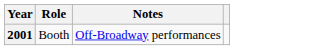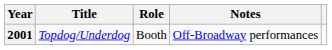+ column: (84, 14)
